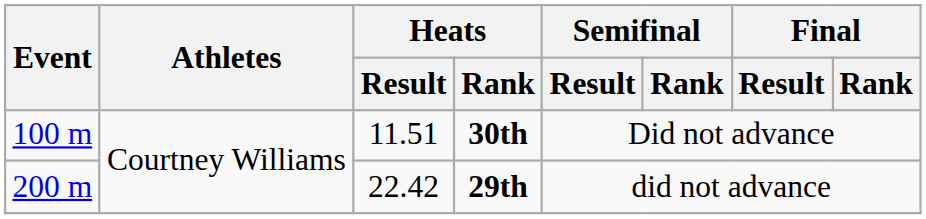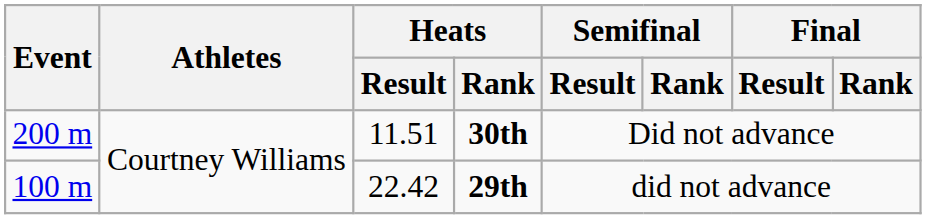(52, 134) 100 m -> (52, 134) 200 m
(52, 186) 200 m -> (52, 186) 100 m
